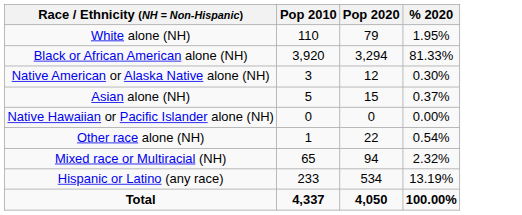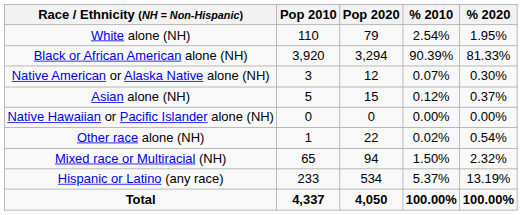+ column: (431, 14)
